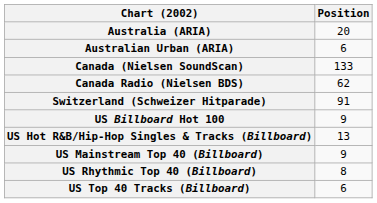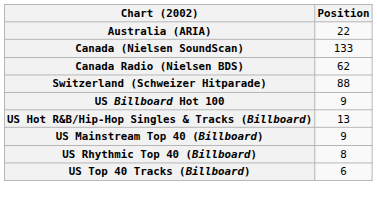(343, 31) 20 -> (343, 31) 22
- row: (160, 48)
(343, 101) 91 -> (343, 84) 88
